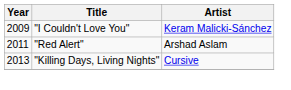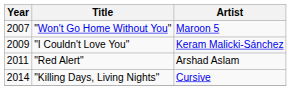+ row: (103, 28)
(18, 61) 2013 -> (18, 77) 2014
